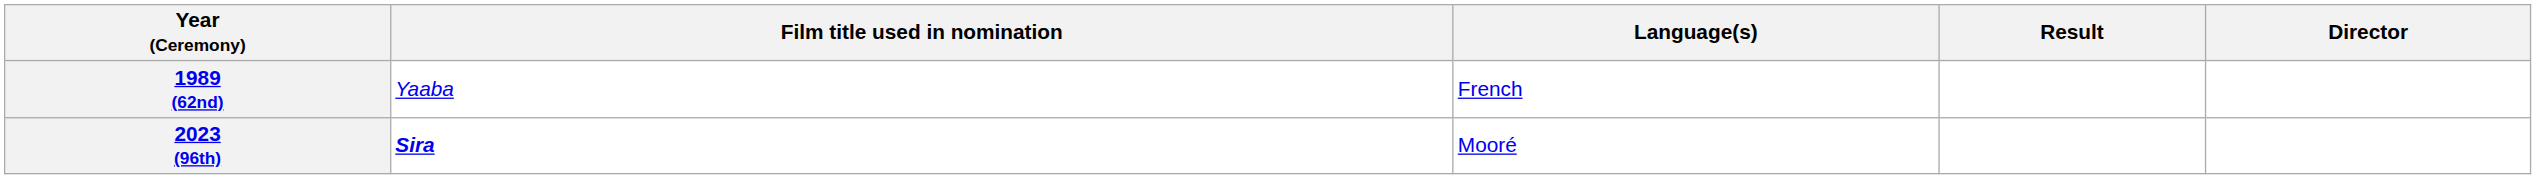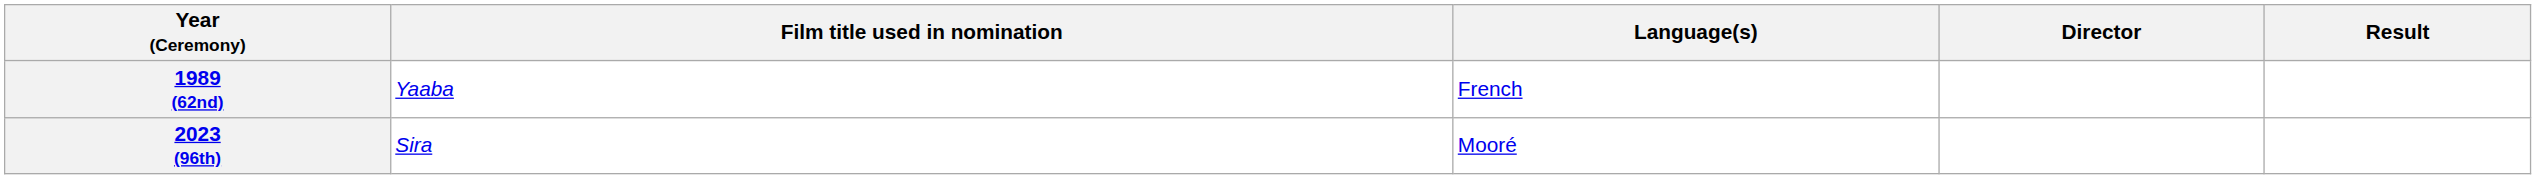columns swapped: (2368, 32) <-> (2072, 32)
(415, 145) bold -> (414, 145) normal
